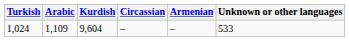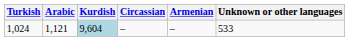(56, 28) 1,109 -> (56, 28) 1,121
(91, 28) no background -> (91, 28) lightblue background
